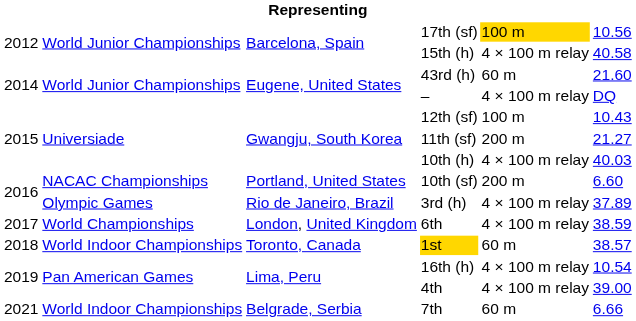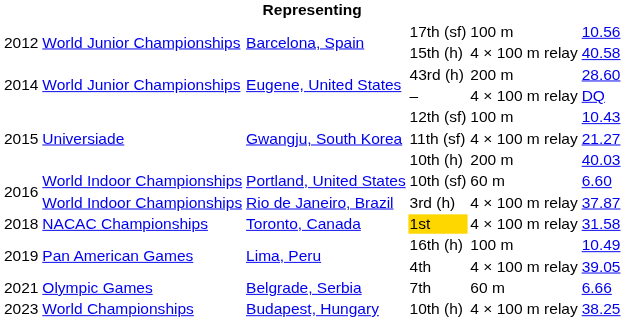(503, 31) gold background -> (492, 31) no background
(499, 74) 60 m -> (492, 74) 200 m
(612, 74) 21.60 -> (601, 74) 28.60
(503, 138) 200 m -> (524, 138) 4 × 100 m relay
(535, 160) 4 × 100 m relay -> (492, 160) 200 m
(125, 181) NACAC Championships -> (142, 181) World Indoor Championships
(503, 181) 200 m -> (488, 181) 60 m
(98, 202) Olympic Games -> (142, 202) World Indoor Championships
(612, 202) 37.89 -> (601, 202) 37.87
- row: (331, 224)
(142, 245) World Indoor Championships -> (125, 224) NACAC Championships
(499, 245) 60 m -> (524, 224) 4 × 100 m relay
(612, 245) 38.57 -> (601, 224) 31.58
(535, 266) 4 × 100 m relay -> (492, 245) 100 m
(612, 266) 10.54 -> (601, 245) 10.49
(612, 288) 39.00 -> (601, 266) 39.05
(142, 309) World Indoor Championships -> (98, 288) Olympic Games
+ row: (312, 309)
